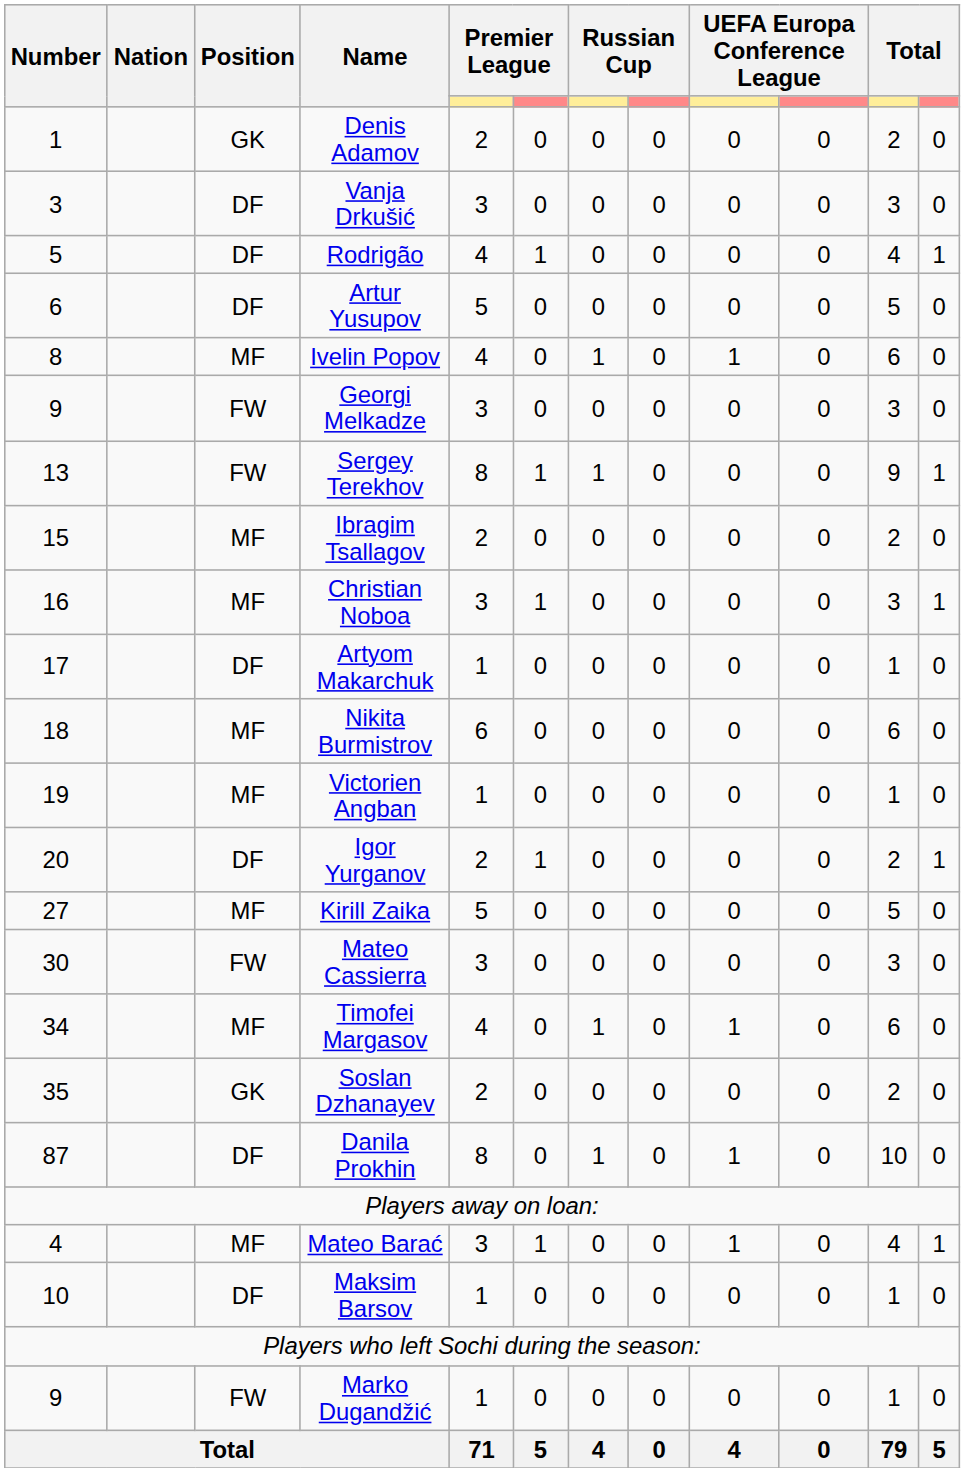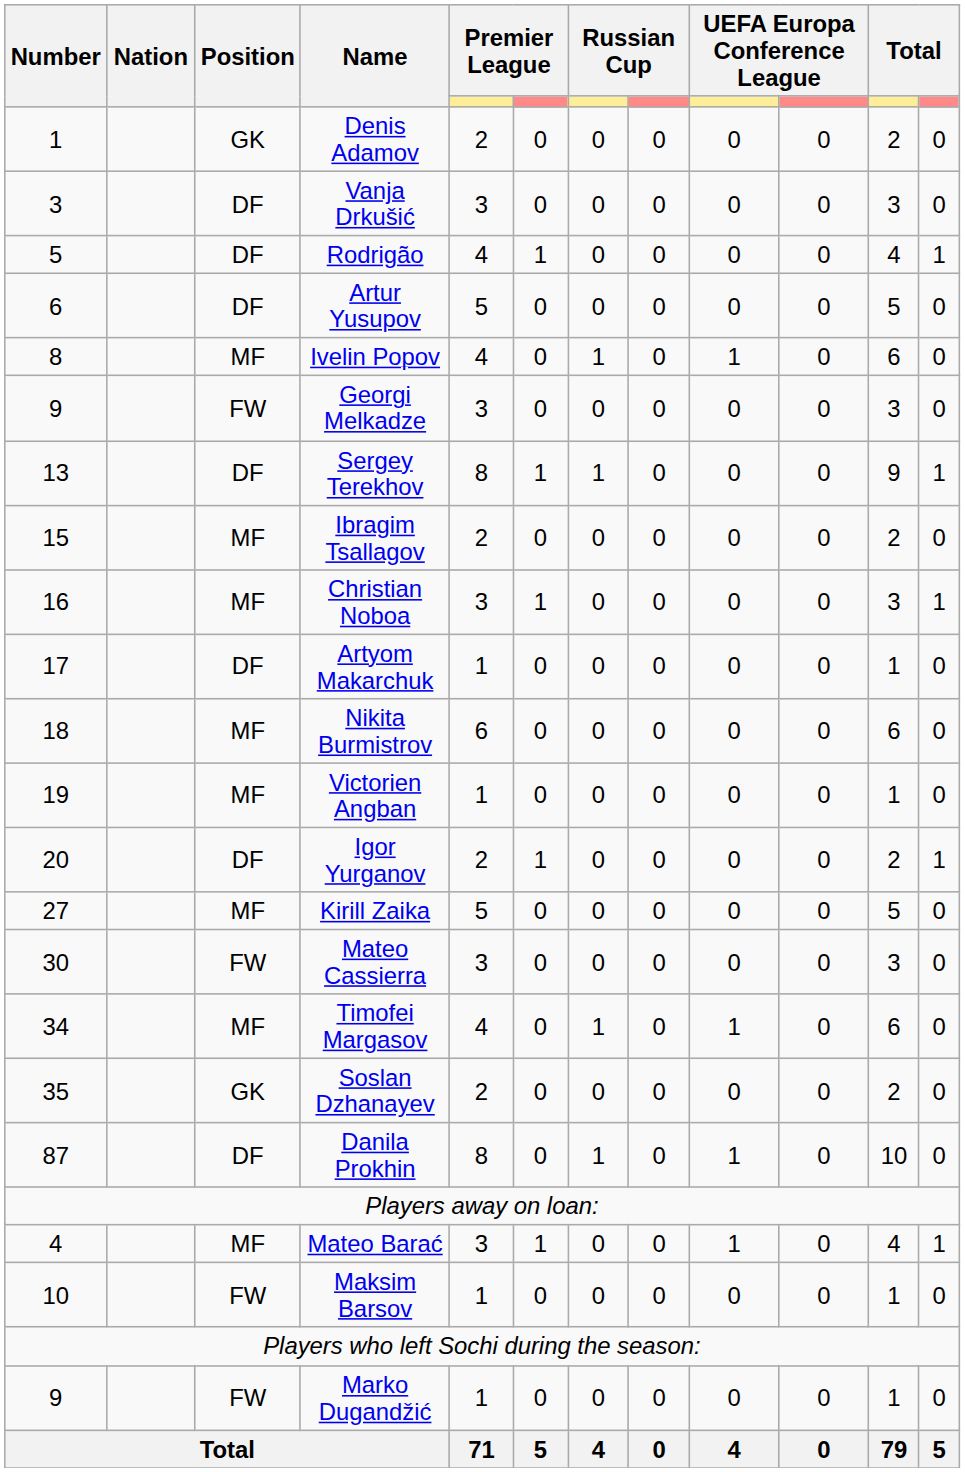(248, 473) FW -> (248, 473) DF
(248, 1295) DF -> (248, 1295) FW
